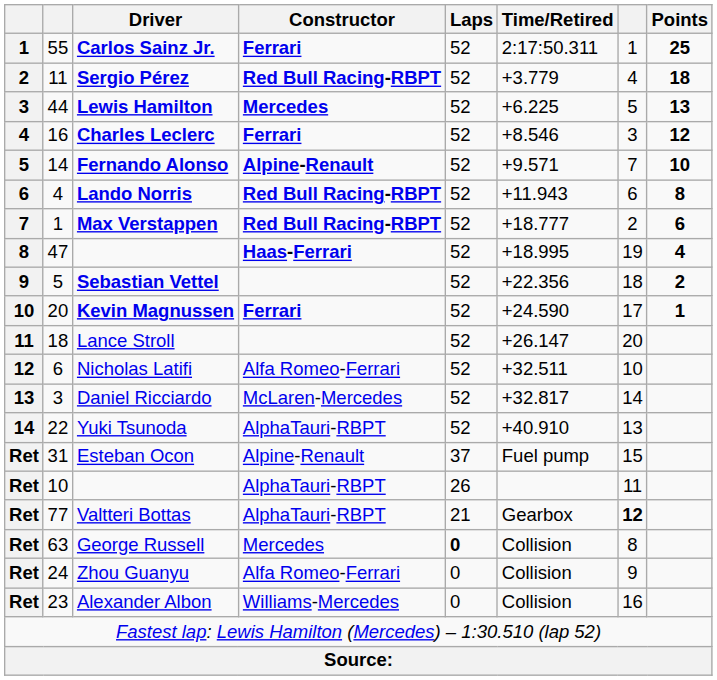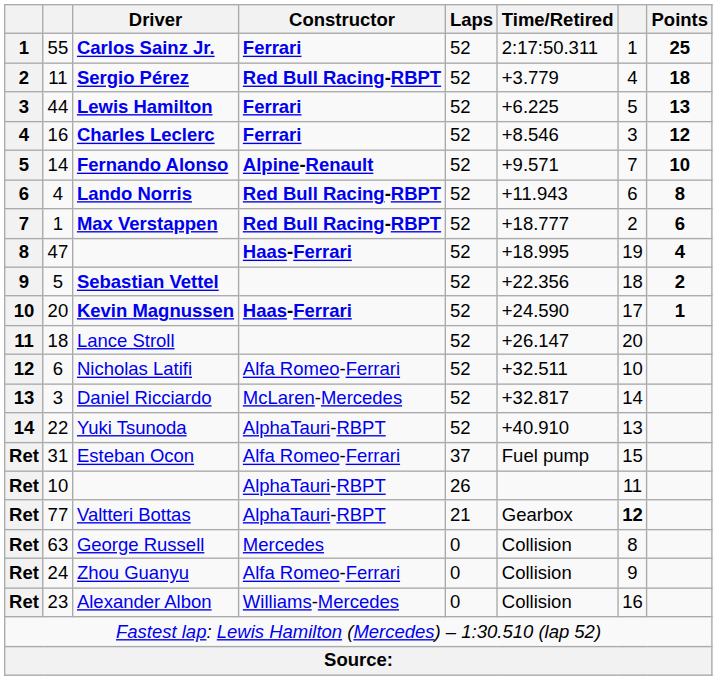(286, 106) Mercedes -> (272, 106) Ferrari
(272, 310) Ferrari -> (297, 310) Haas-Ferrari
(304, 456) Alpine-Renault -> (321, 456) Alfa Romeo-Ferrari
(455, 544) bold -> (455, 544) normal
